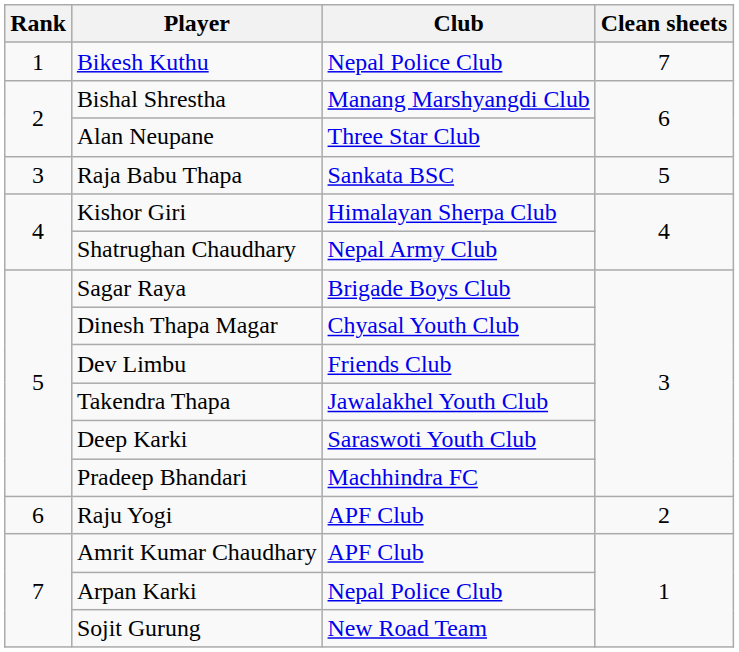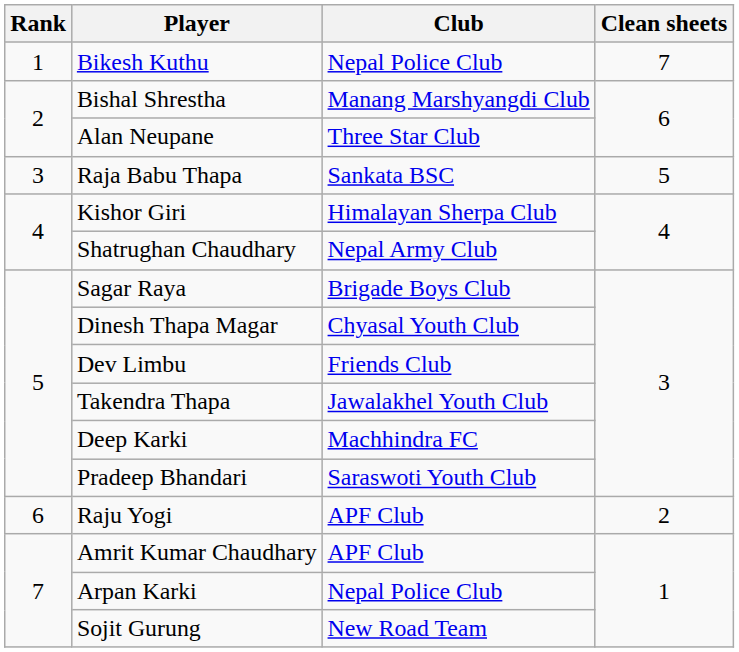(432, 439) Saraswoti Youth Club -> (403, 439) Machhindra FC
(403, 477) Machhindra FC -> (432, 477) Saraswoti Youth Club
